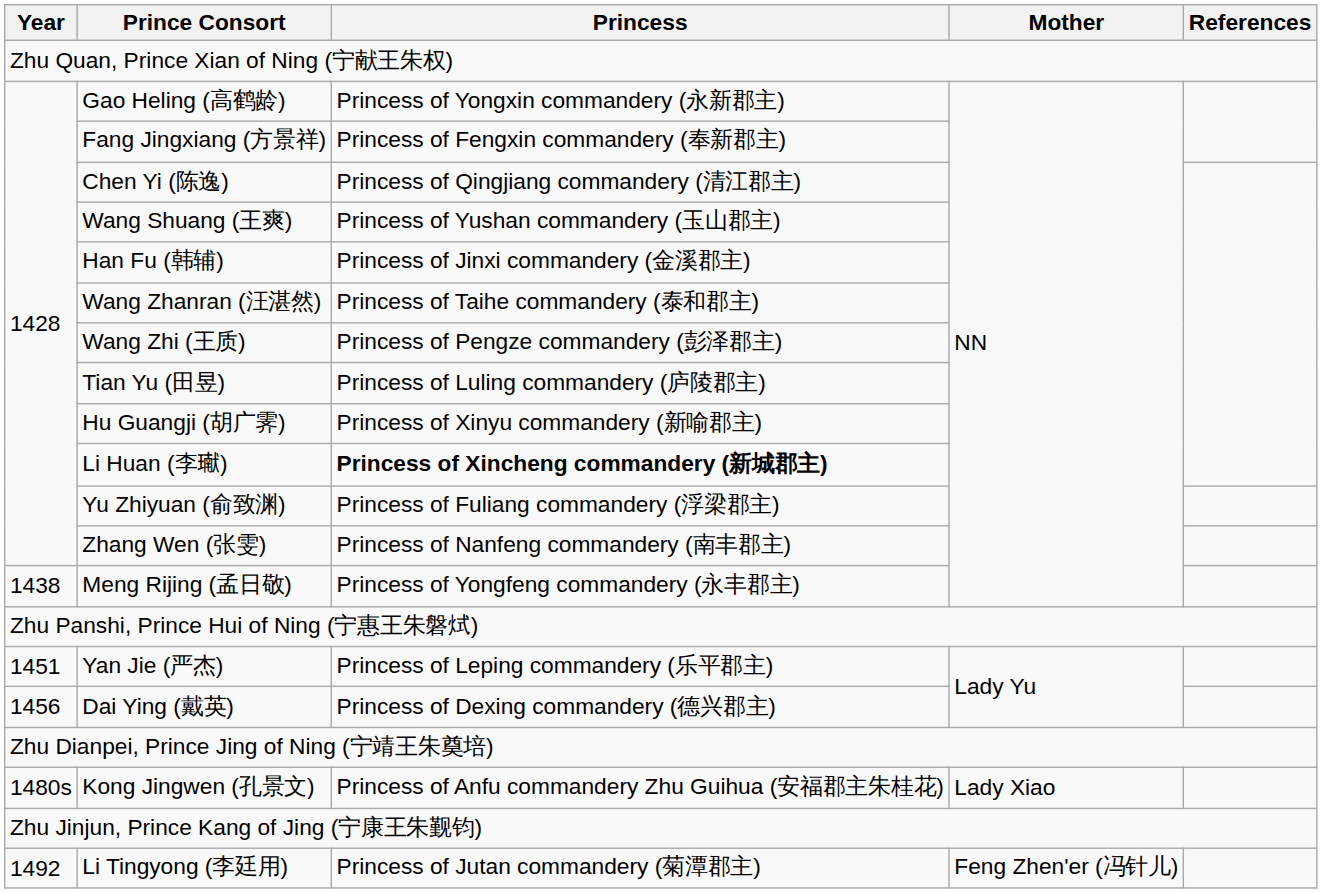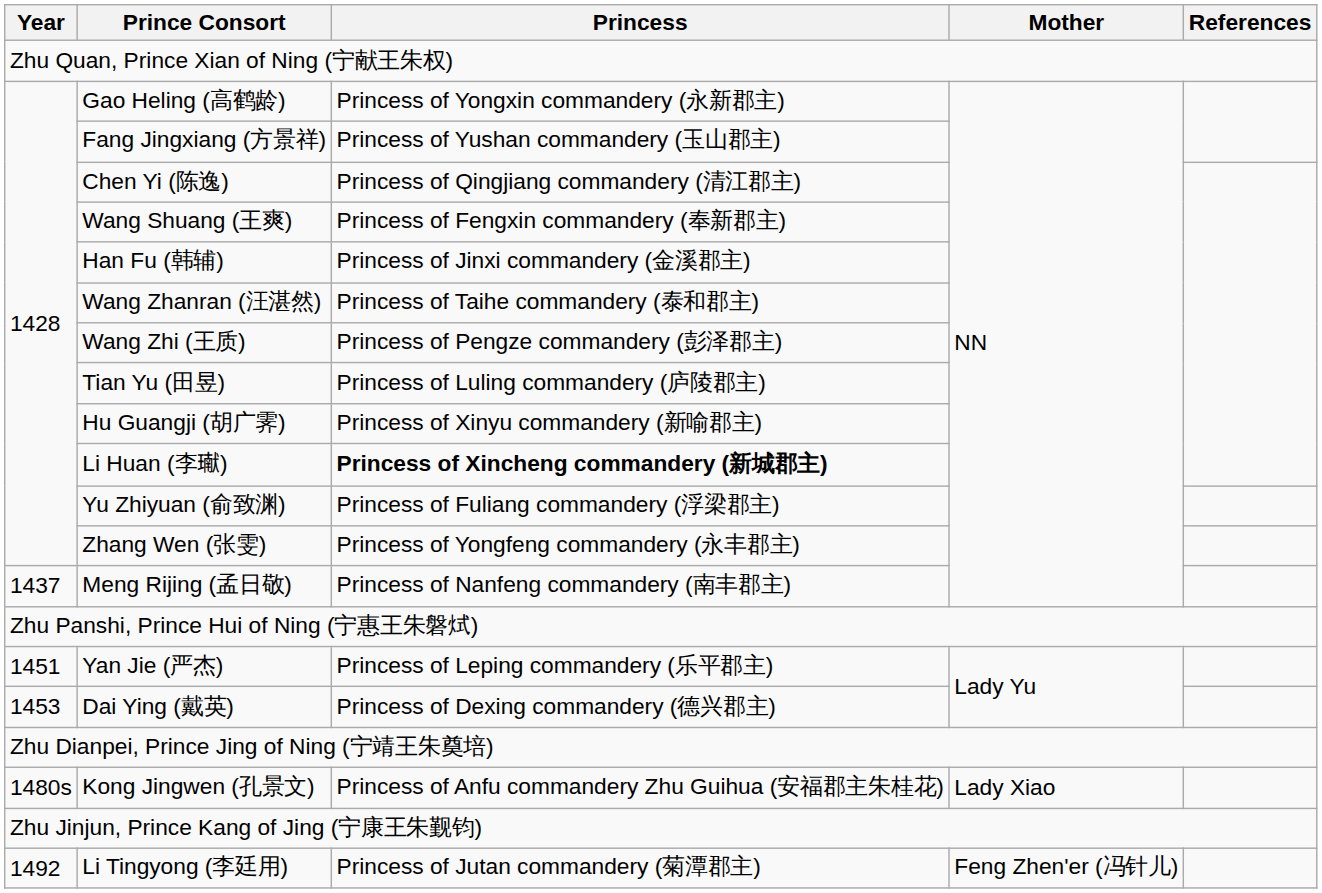(561, 140) Princess of Fengxin commandery (奉新郡主) -> (559, 140) Princess of Yushan commandery (玉山郡主)
(559, 221) Princess of Yushan commandery (玉山郡主) -> (561, 221) Princess of Fengxin commandery (奉新郡主)
(564, 544) Princess of Nanfeng commandery (南丰郡主) -> (568, 544) Princess of Yongfeng commandery (永丰郡主)
(35, 585) 1438 -> (35, 585) 1437
(568, 585) Princess of Yongfeng commandery (永丰郡主) -> (564, 585) Princess of Nanfeng commandery (南丰郡主)
(35, 706) 1456 -> (35, 706) 1453
